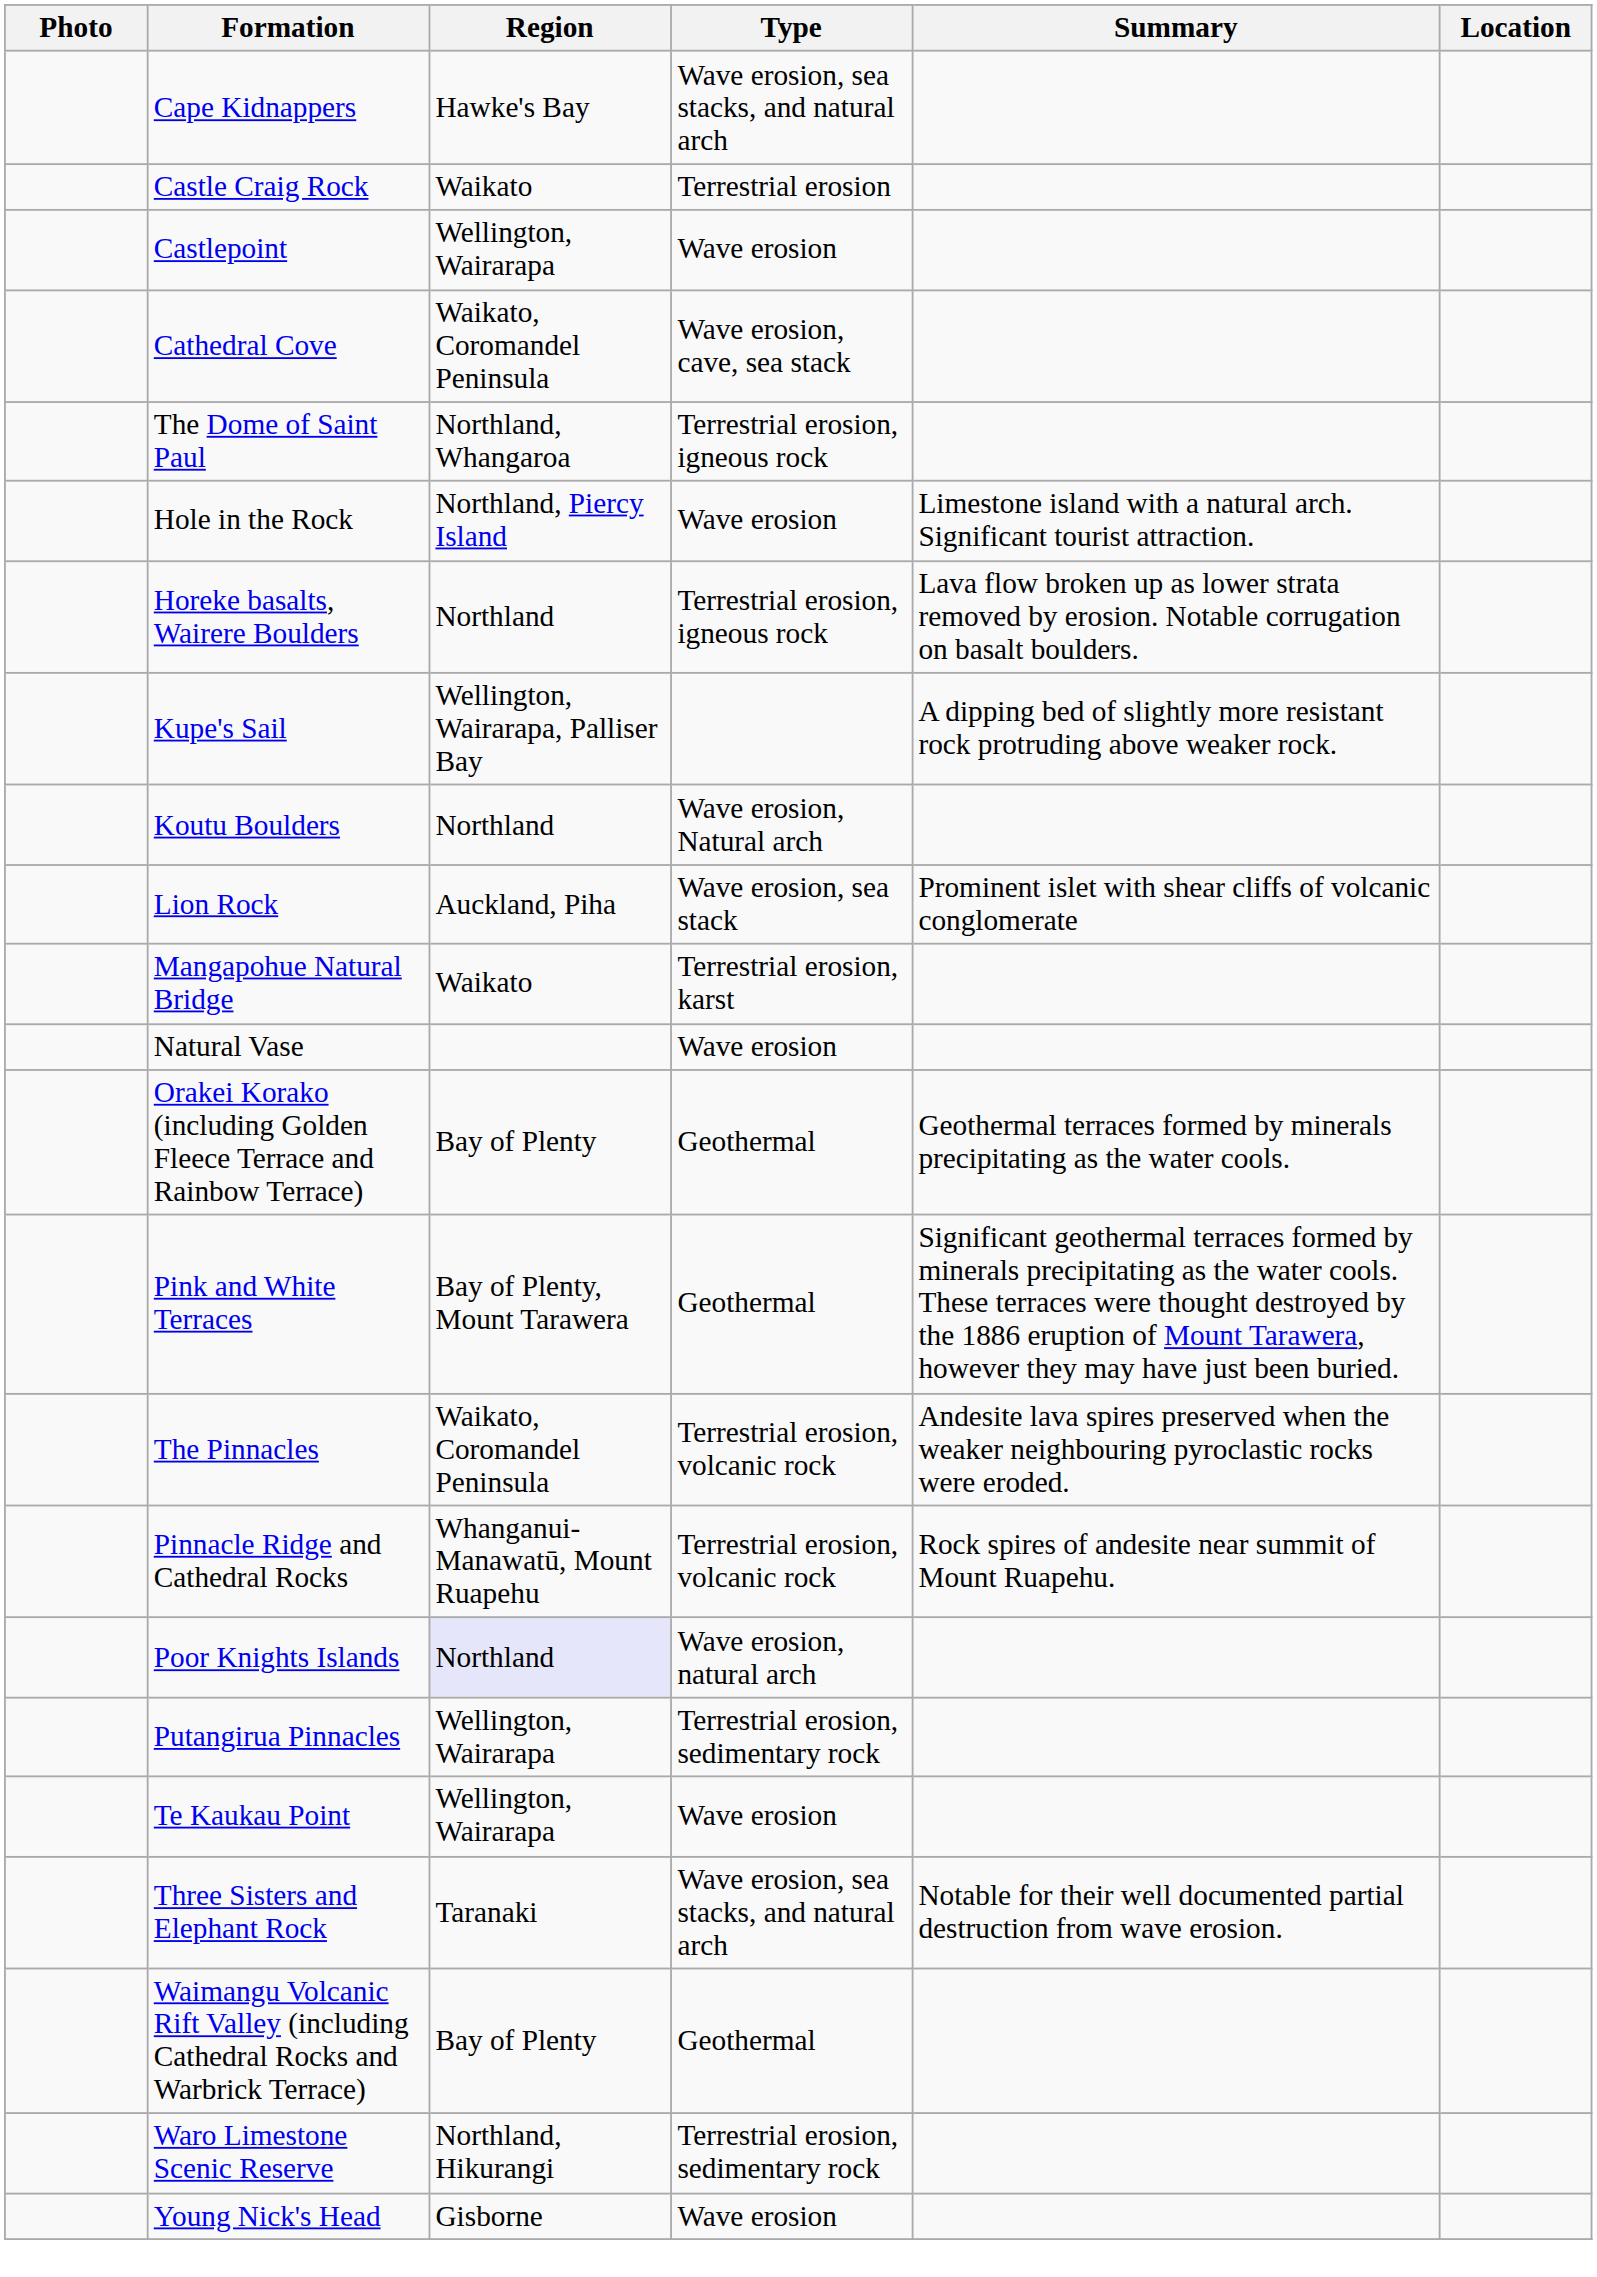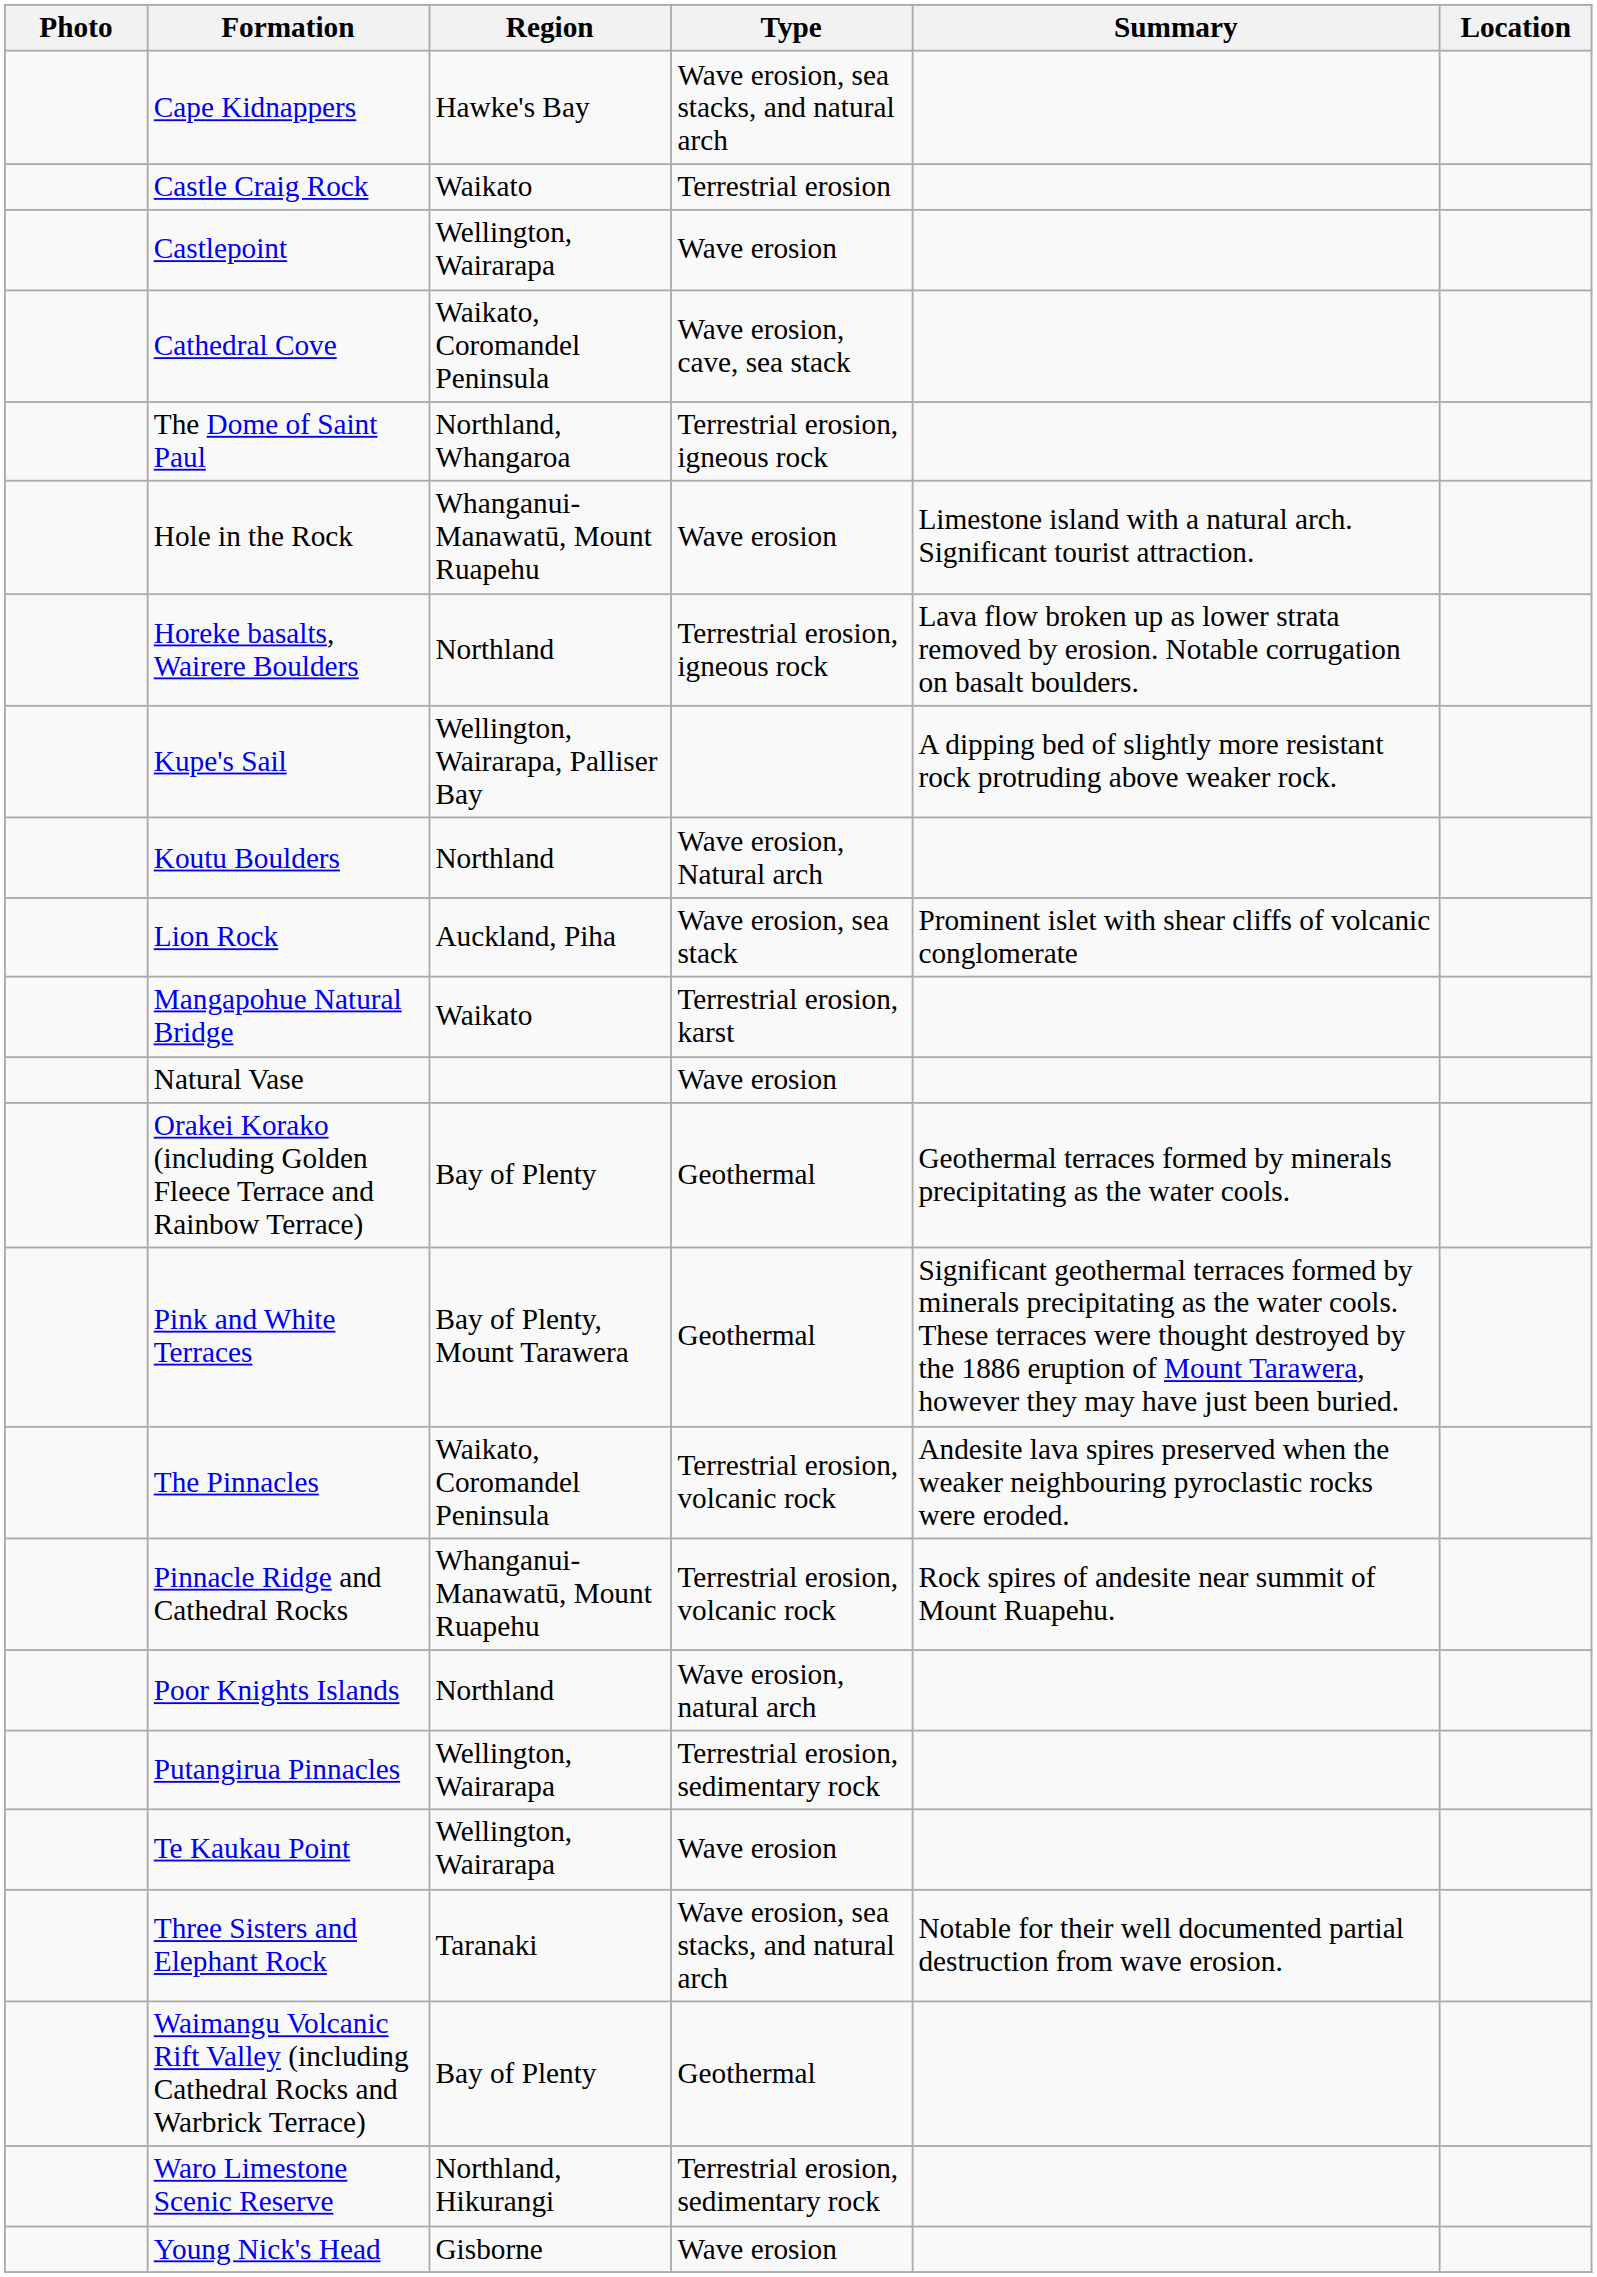(540, 520) Northland, Piercy Island -> (544, 536) Whanganui-Manawatū, Mount Ruapehu
(495, 1657) lavender background -> (495, 1690) no background
